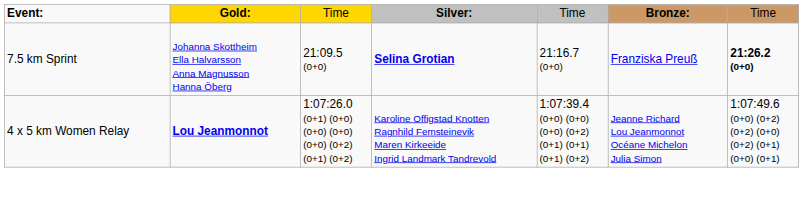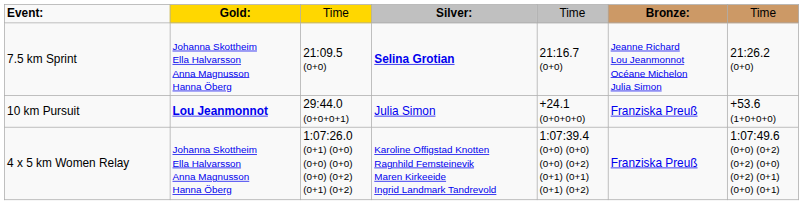(654, 59) Franziska Preuß -> (649, 66) Jeanne Richard Lou Jeanmonnot Océane Michelon Julia Simon
(750, 59) bold -> (750, 59) normal
+ row: (43, 111)
(220, 131) Lou Jeanmonnot -> (215, 170) Johanna Skottheim Ella Halvarsson Anna Magnusson Hanna Öberg
(649, 138) Jeanne Richard Lou Jeanmonnot Océane Michelon Julia Simon -> (654, 163) Franziska Preuß
